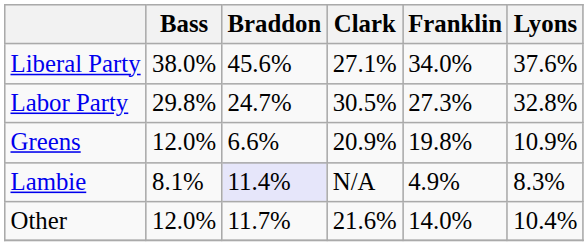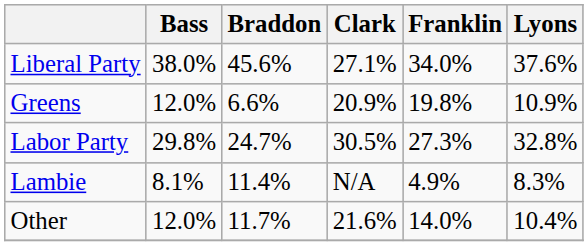rows swapped: (69, 102) <-> (46, 142)
(259, 181) lavender background -> (259, 181) no background
